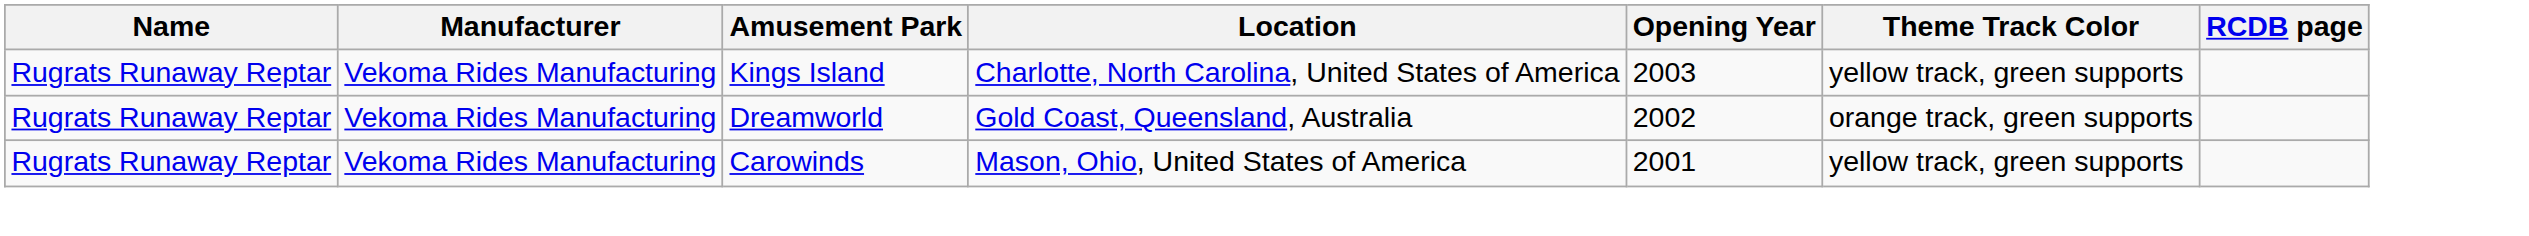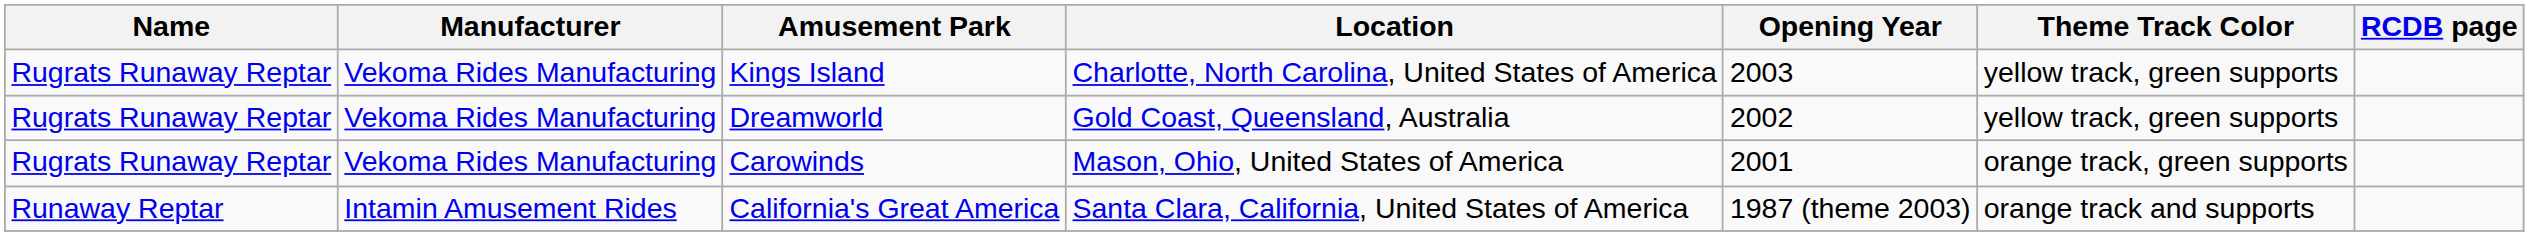(2011, 117) orange track, green supports -> (2161, 117) yellow track, green supports
(2006, 162) yellow track, green supports -> (2166, 162) orange track, green supports
+ row: (894, 207)
